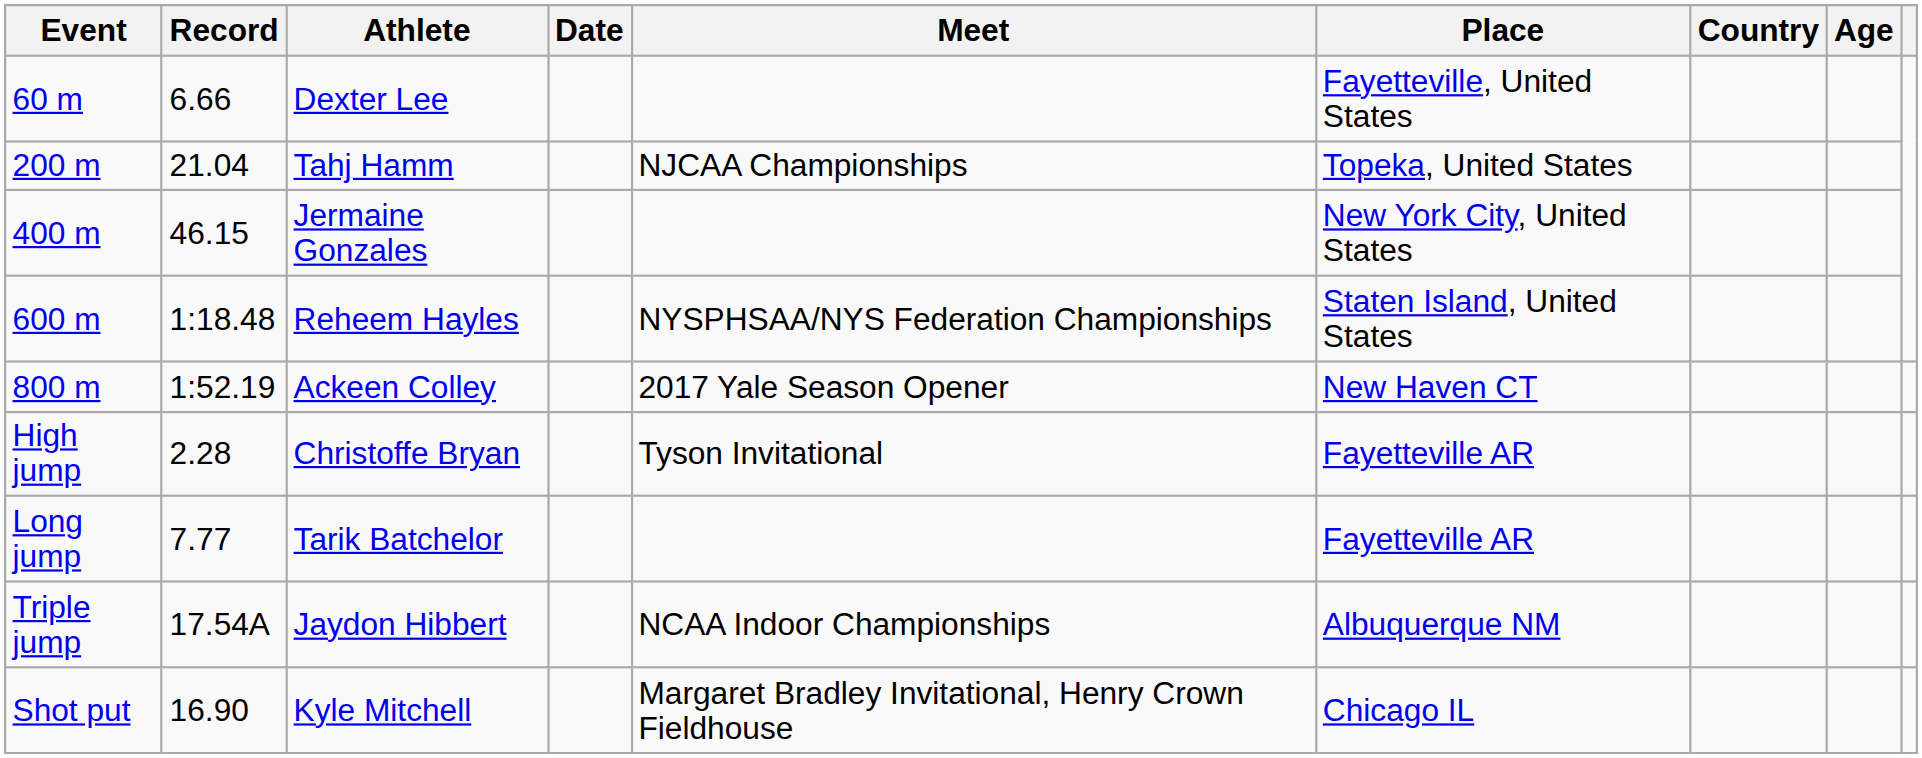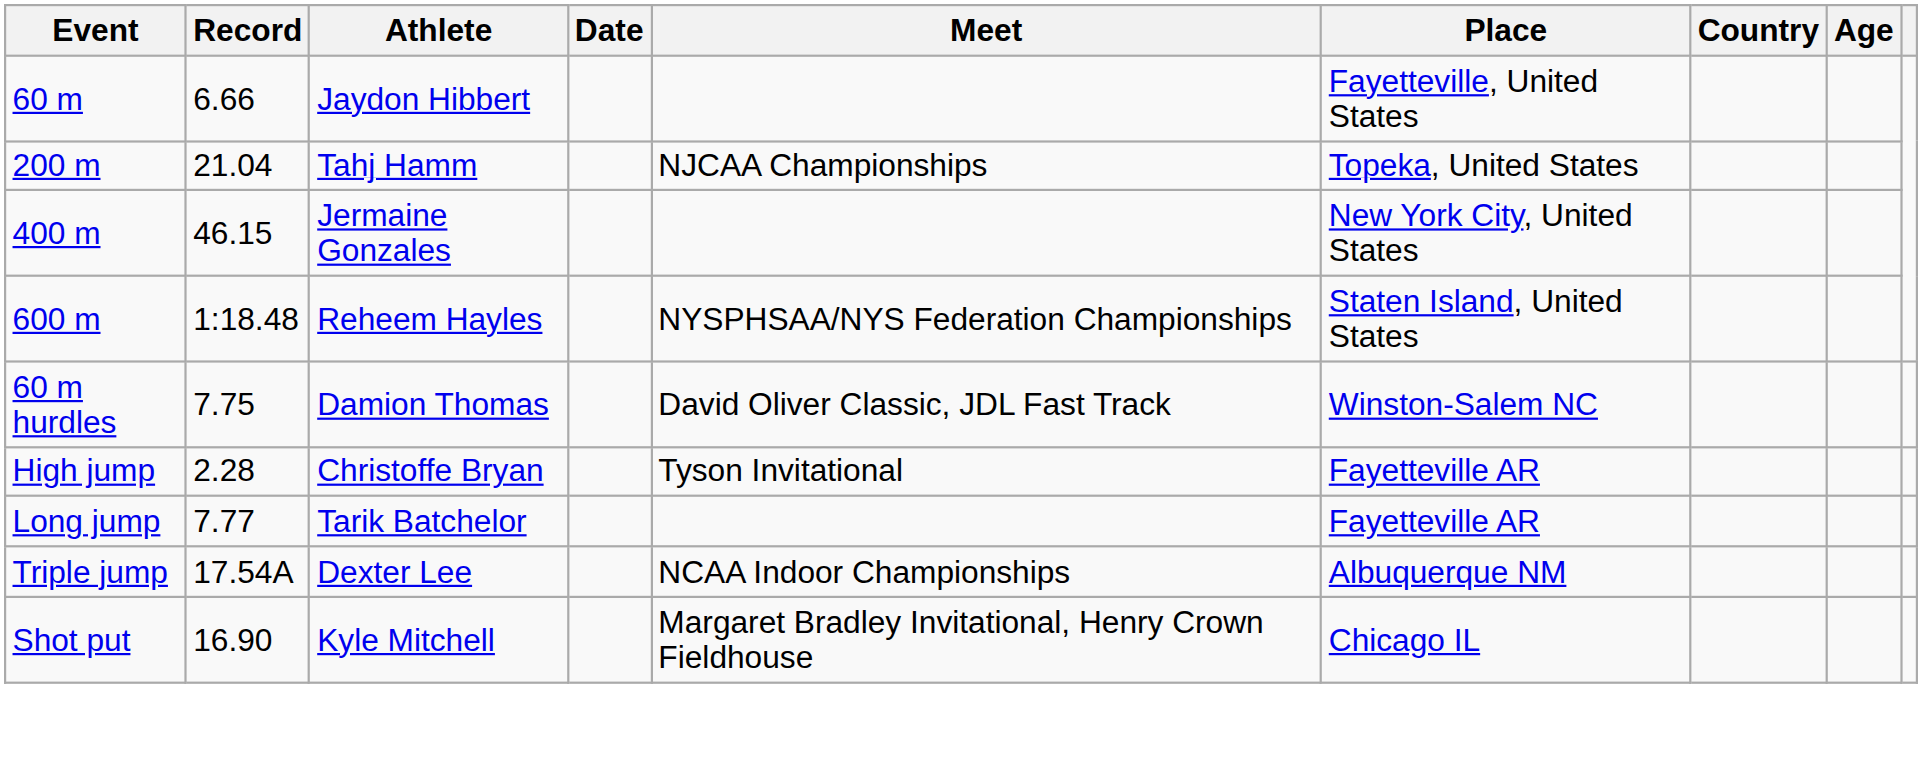(371, 98) Dexter Lee -> (424, 98) Jaydon Hibbert
- row: (57, 386)
+ row: (64, 404)
(400, 625) Jaydon Hibbert -> (395, 572) Dexter Lee
